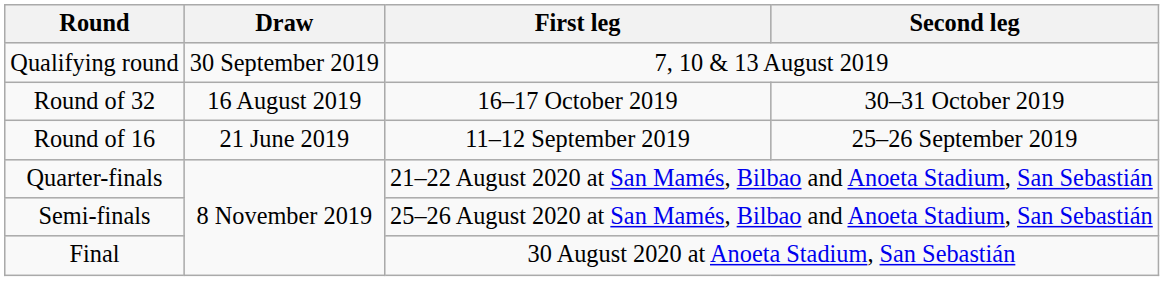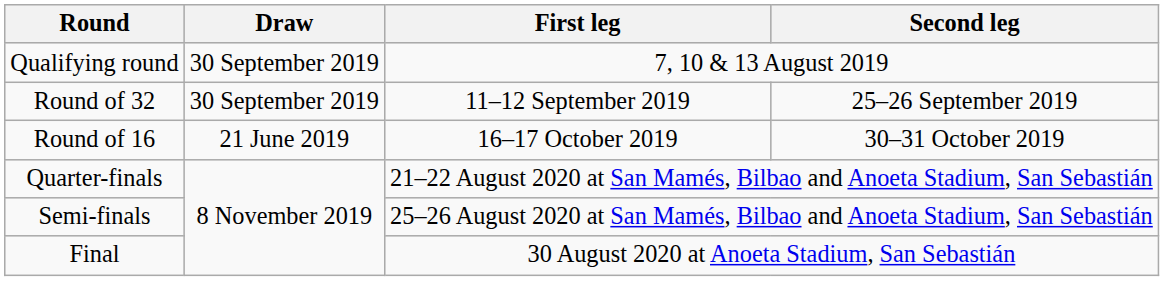(284, 100) 16 August 2019 -> (284, 100) 30 September 2019
(578, 100) 16–17 October 2019 -> (578, 100) 11–12 September 2019
(965, 100) 30–31 October 2019 -> (965, 100) 25–26 September 2019
(578, 139) 11–12 September 2019 -> (578, 139) 16–17 October 2019
(965, 139) 25–26 September 2019 -> (965, 139) 30–31 October 2019
